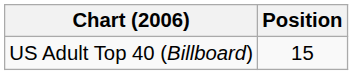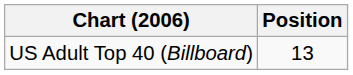(302, 52) 15 -> (302, 52) 13
